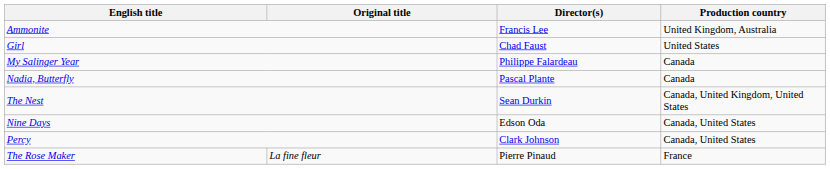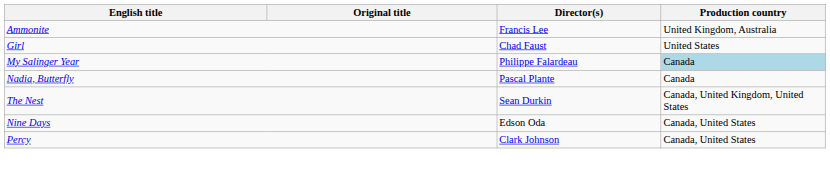(679, 62) no background -> (679, 62) lightblue background
- row: (41, 156)
